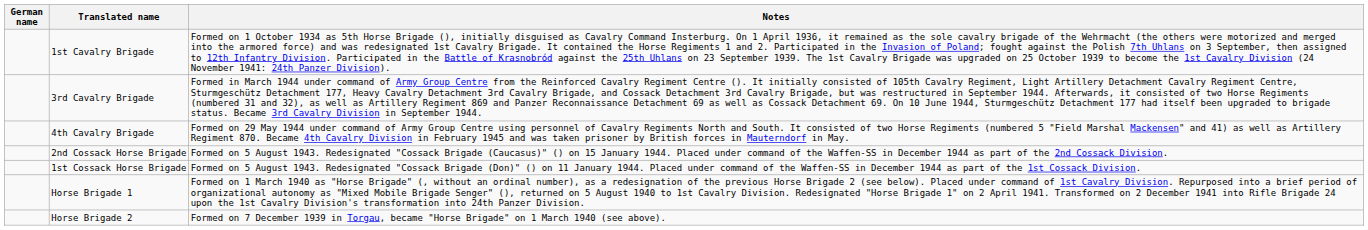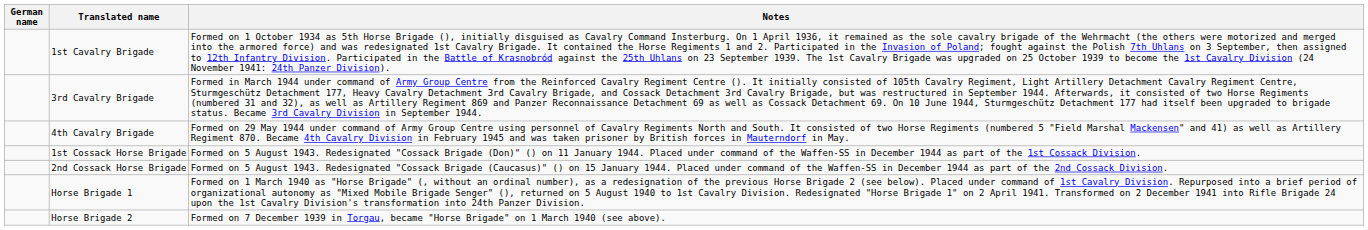rows swapped: (119, 168) <-> (119, 153)
